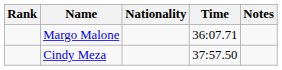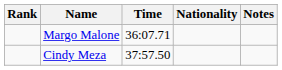columns swapped: (156, 14) <-> (215, 14)
